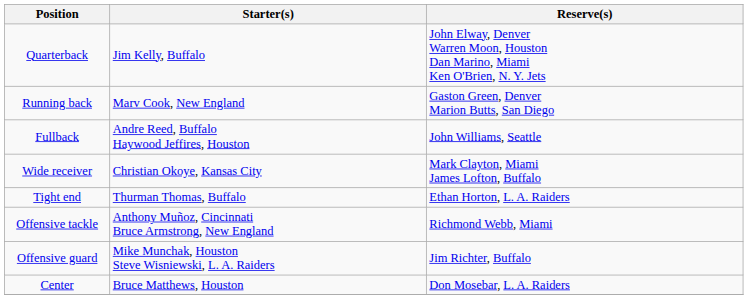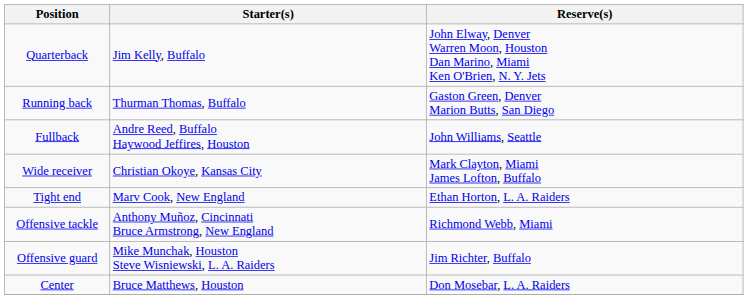(179, 103) Marv Cook, New England -> (179, 103) Thurman Thomas, Buffalo
(179, 197) Thurman Thomas, Buffalo -> (179, 197) Marv Cook, New England
